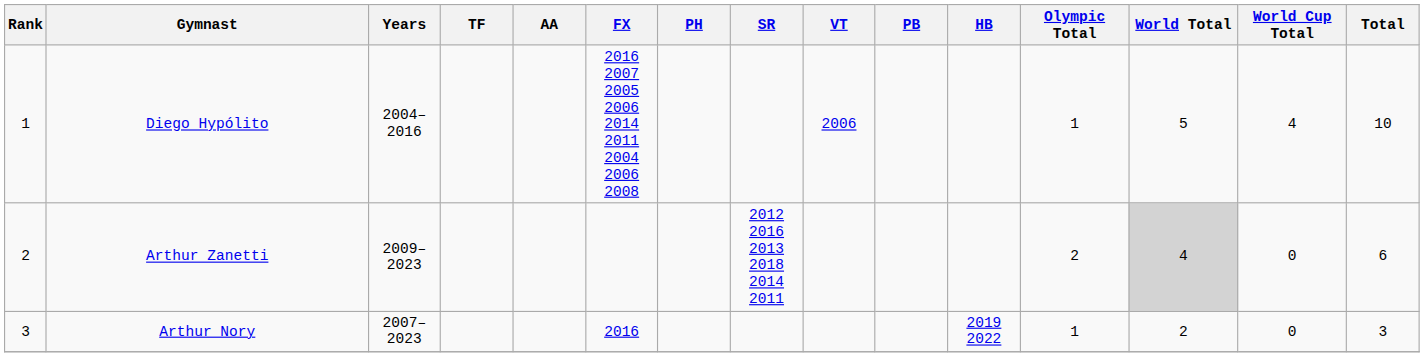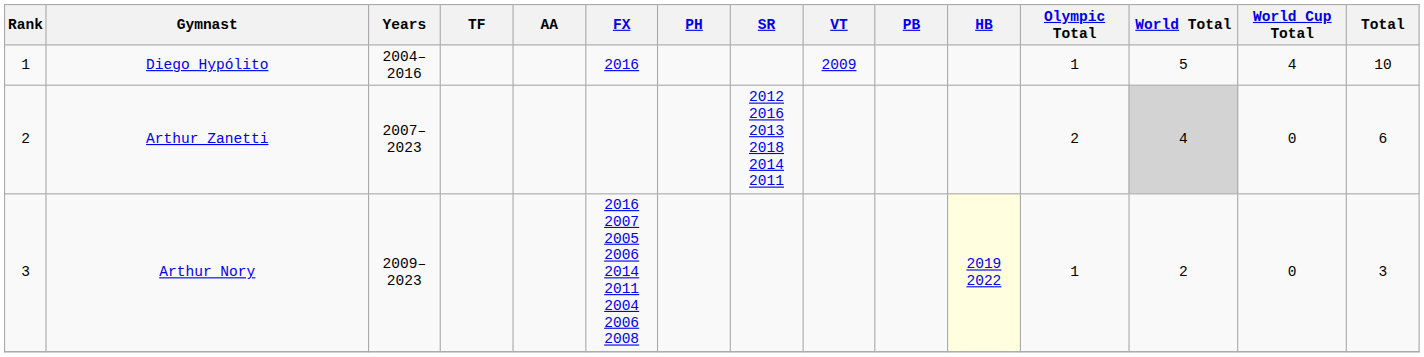(622, 124) 2016 2007 2005 2006 2014 2011 2004 2006 2008 -> (622, 65) 2016
(839, 124) 2006 -> (839, 65) 2009
(404, 257) 2009–2023 -> (404, 139) 2007–2023
(404, 331) 2007–2023 -> (404, 272) 2009–2023
(622, 331) 2016 -> (622, 272) 2016 2007 2005 2006 2014 2011 2004 2006 2008
(984, 331) no background -> (984, 272) lightyellow background
